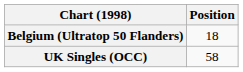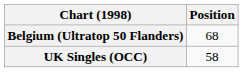(212, 35) 18 -> (212, 35) 68
